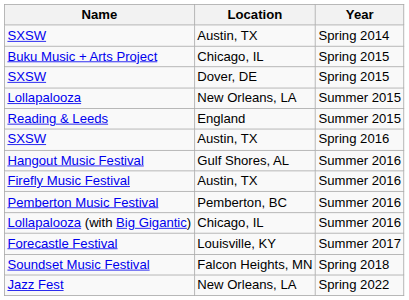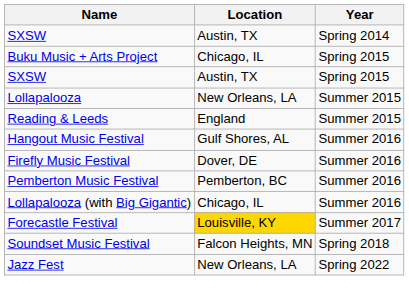(227, 77) Dover, DE -> (227, 77) Austin, TX
- row: (27, 139)
(227, 181) Austin, TX -> (227, 160) Dover, DE
(237, 243) no background -> (237, 222) gold background
